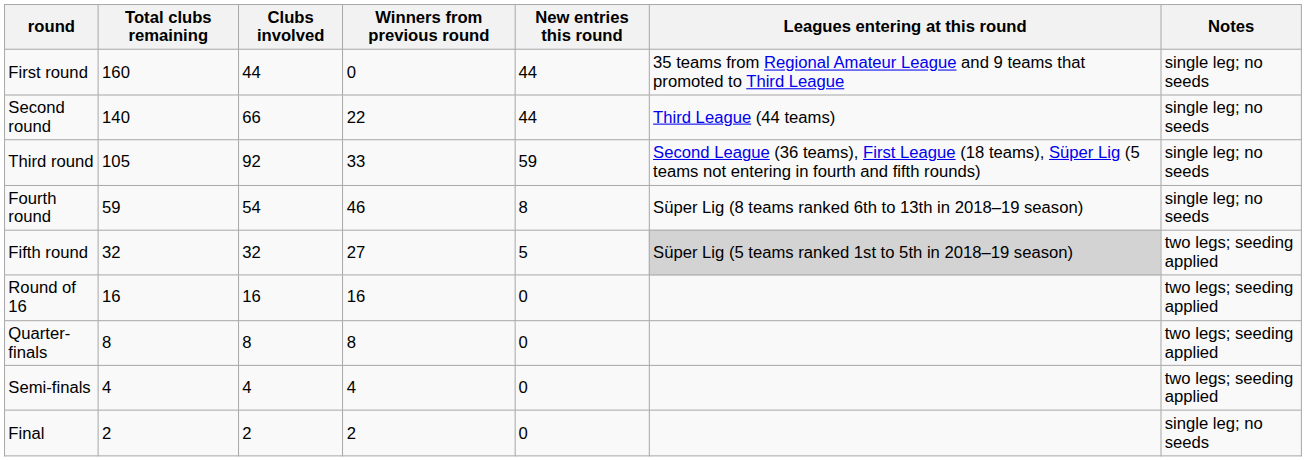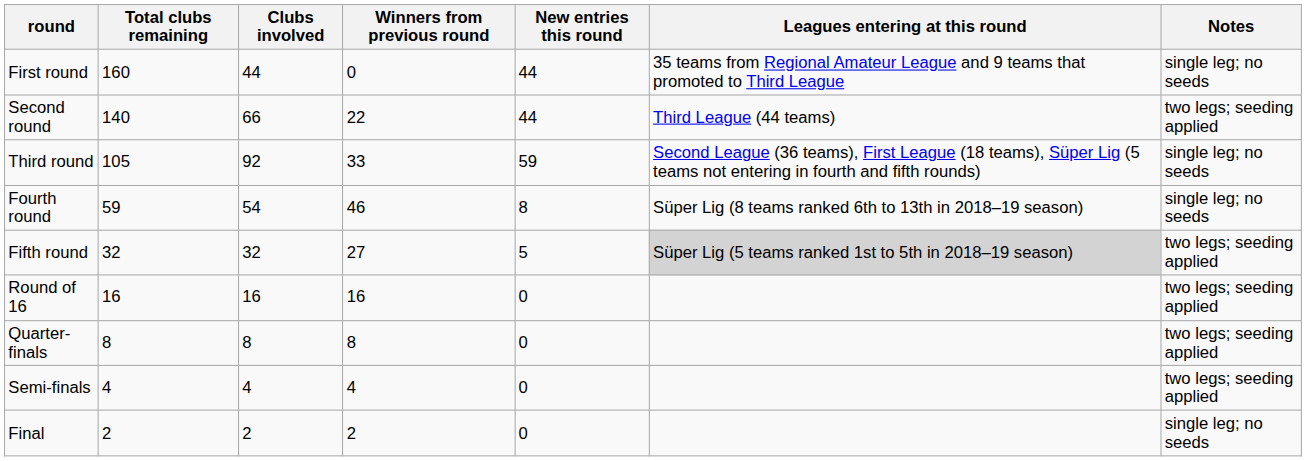(1214, 117) single leg; no seeds -> (1229, 117) two legs; seeding applied
